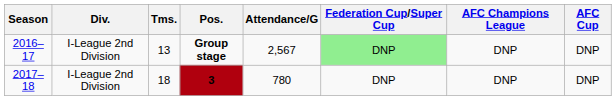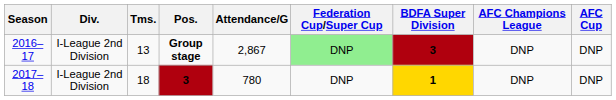+ column: (433, 19)
(282, 50) 2,567 -> (252, 50) 2,867
